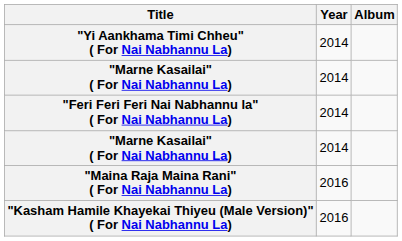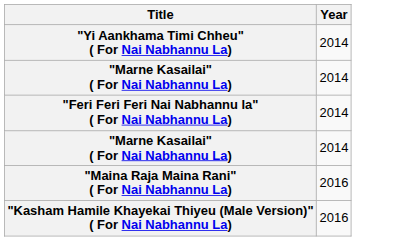- column: (374, 14)
